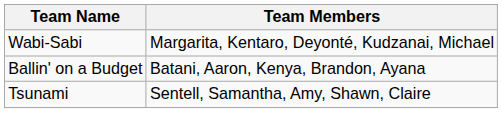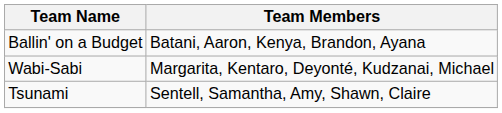rows swapped: (75, 68) <-> (45, 42)
